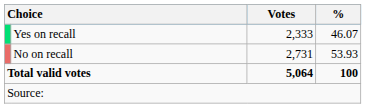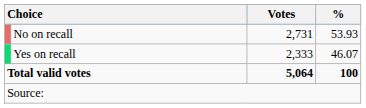rows swapped: (43, 54) <-> (45, 34)
